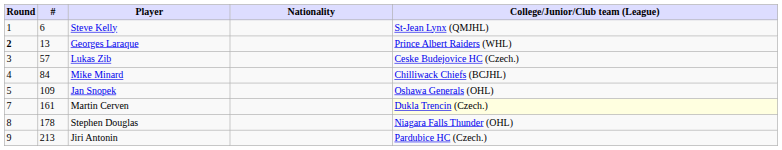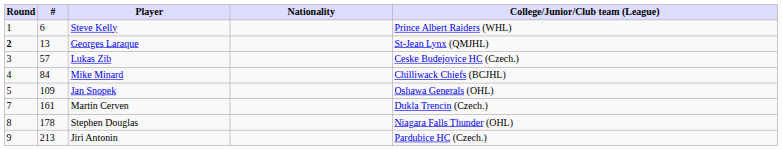(442, 28) St-Jean Lynx (QMJHL) -> (453, 28) Prince Albert Raiders (WHL)
(453, 43) Prince Albert Raiders (WHL) -> (442, 43) St-Jean Lynx (QMJHL)
(441, 106) lightyellow background -> (441, 106) no background
